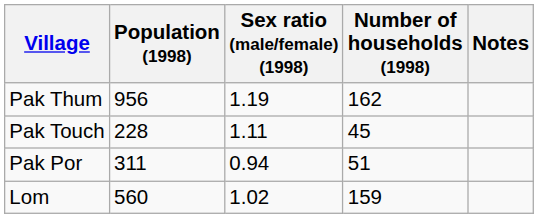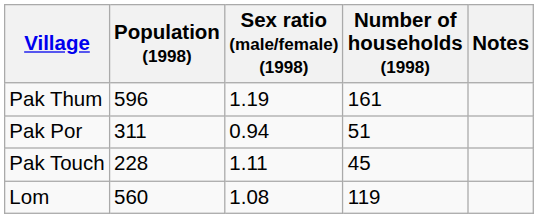(131, 99) 956 -> (131, 99) 596
(365, 99) 162 -> (365, 99) 161
rows swapped: (57, 131) <-> (46, 164)
(249, 196) 1.02 -> (249, 196) 1.08
(365, 196) 159 -> (364, 196) 119
